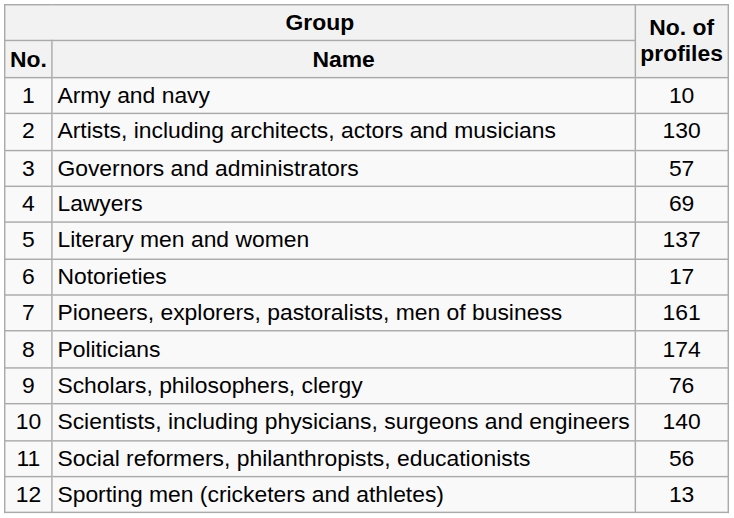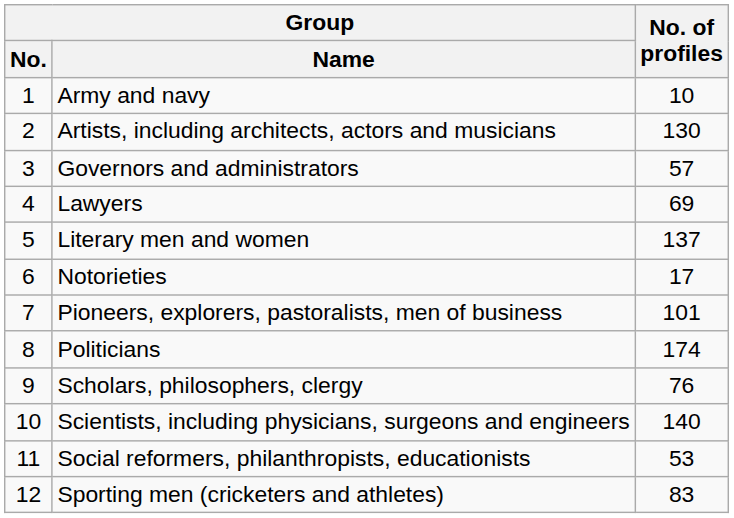(682, 312) 161 -> (682, 312) 101
(682, 458) 56 -> (682, 458) 53
(682, 494) 13 -> (682, 494) 83
